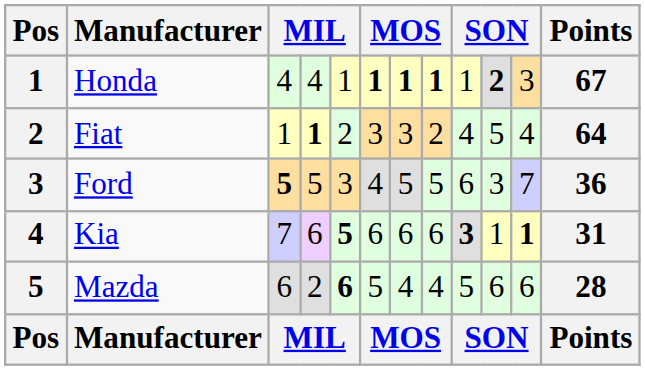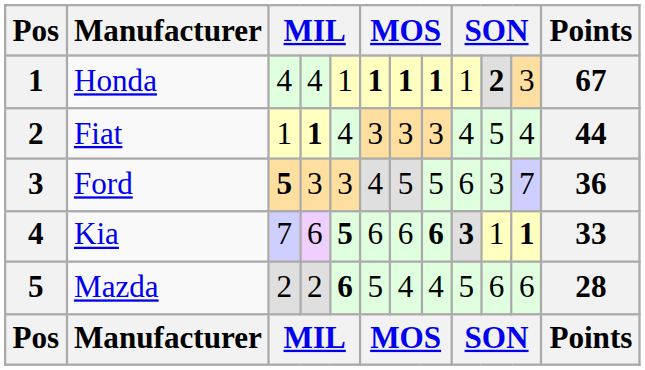(345, 132) 2 -> (345, 132) 4
(436, 132) 2 -> (436, 132) 3
(591, 132) 64 -> (591, 132) 44
(315, 183) 5 -> (315, 183) 3
(436, 235) normal -> (436, 235) bold
(591, 235) 31 -> (591, 235) 33
(284, 286) 6 -> (284, 286) 2
